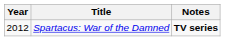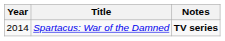(18, 28) 2012 -> (18, 28) 2014
